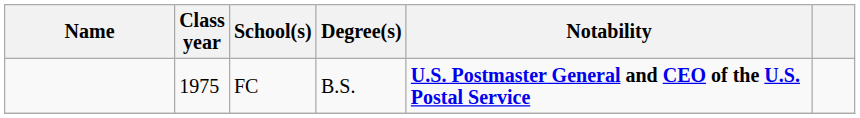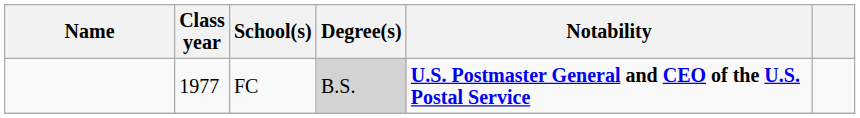(199, 85) 1975 -> (199, 85) 1977
(338, 85) no background -> (338, 85) lightgrey background
